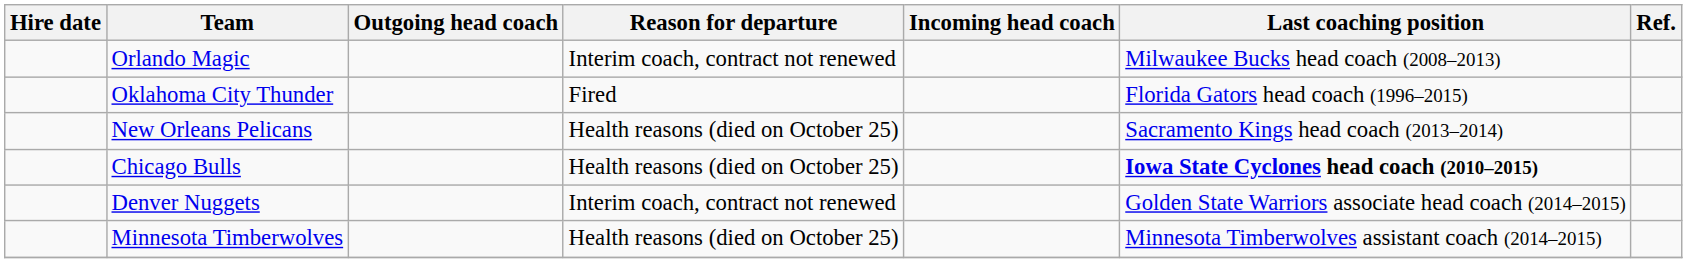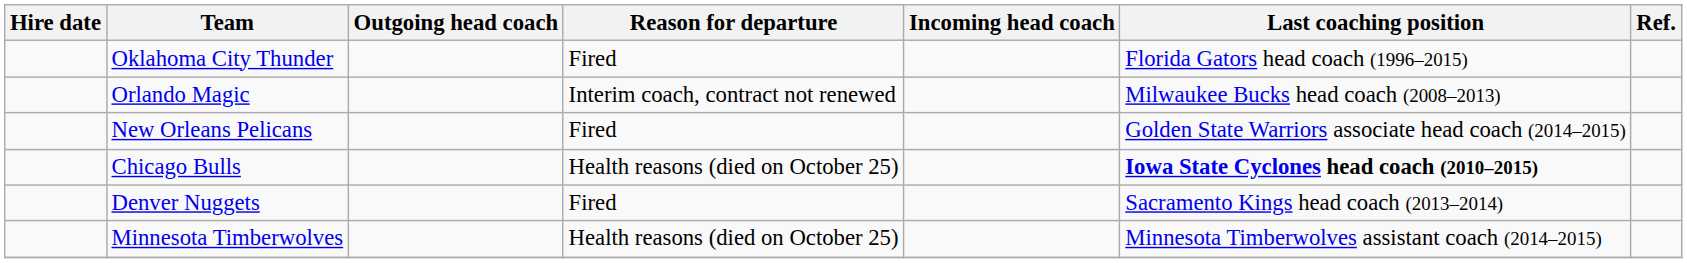rows swapped: (222, 94) <-> (181, 58)
(734, 130) Health reasons (died on October 25) -> (593, 130) Fired
(1314, 130) Sacramento Kings head coach (2013–2014) -> (1376, 130) Golden State Warriors associate head coach (2014–2015)
(732, 202) Interim coach, contract not renewed -> (593, 202) Fired
(1376, 202) Golden State Warriors associate head coach (2014–2015) -> (1314, 202) Sacramento Kings head coach (2013–2014)
